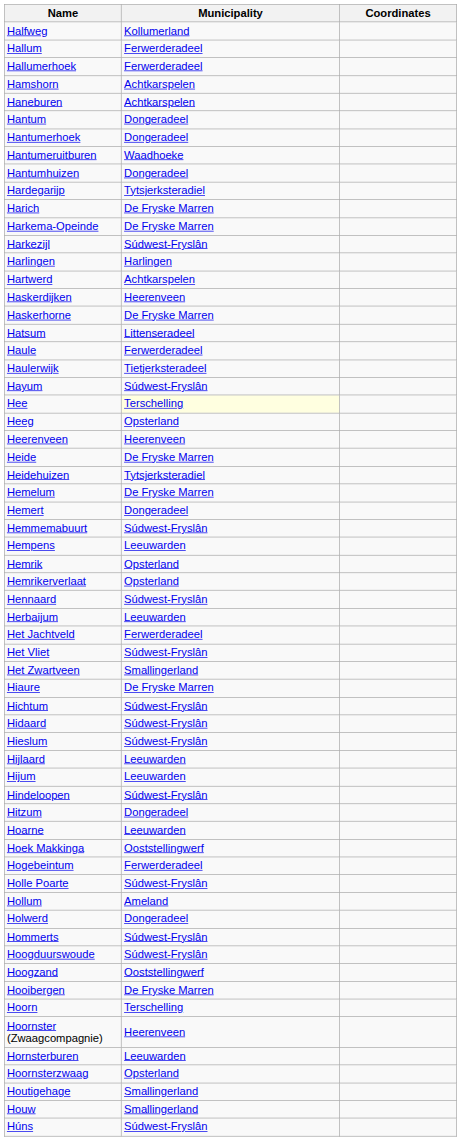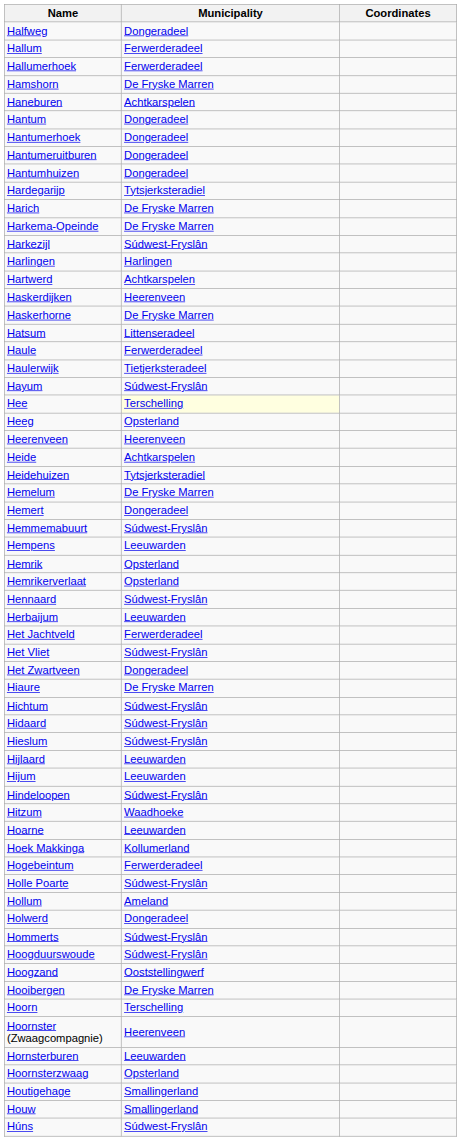(157, 31) Kollumerland -> (156, 31) Dongeradeel
(160, 84) Achtkarspelen -> (169, 84) De Fryske Marren
(154, 155) Waadhoeke -> (156, 155) Dongeradeel
(169, 457) De Fryske Marren -> (160, 457) Achtkarspelen
(161, 670) Smallingerland -> (156, 670) Dongeradeel
(156, 812) Dongeradeel -> (154, 812) Waadhoeke
(164, 848) Ooststellingwerf -> (157, 848) Kollumerland
